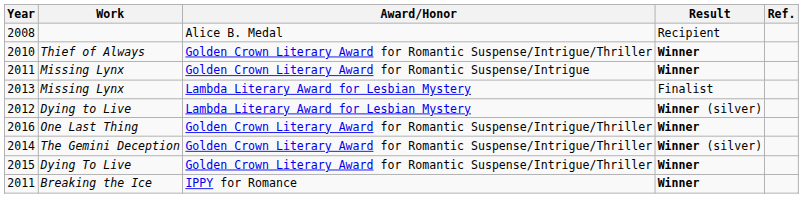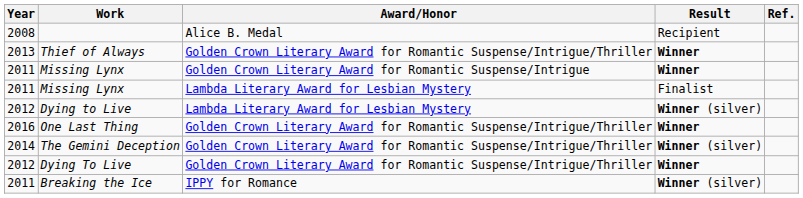(21, 52) 2010 -> (21, 52) 2013
(21, 89) 2013 -> (21, 89) 2011
(21, 165) 2015 -> (21, 165) 2012
(679, 184) Winner -> (710, 184) Winner (silver)
